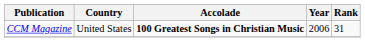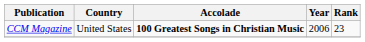(339, 28) 31 -> (339, 28) 23
